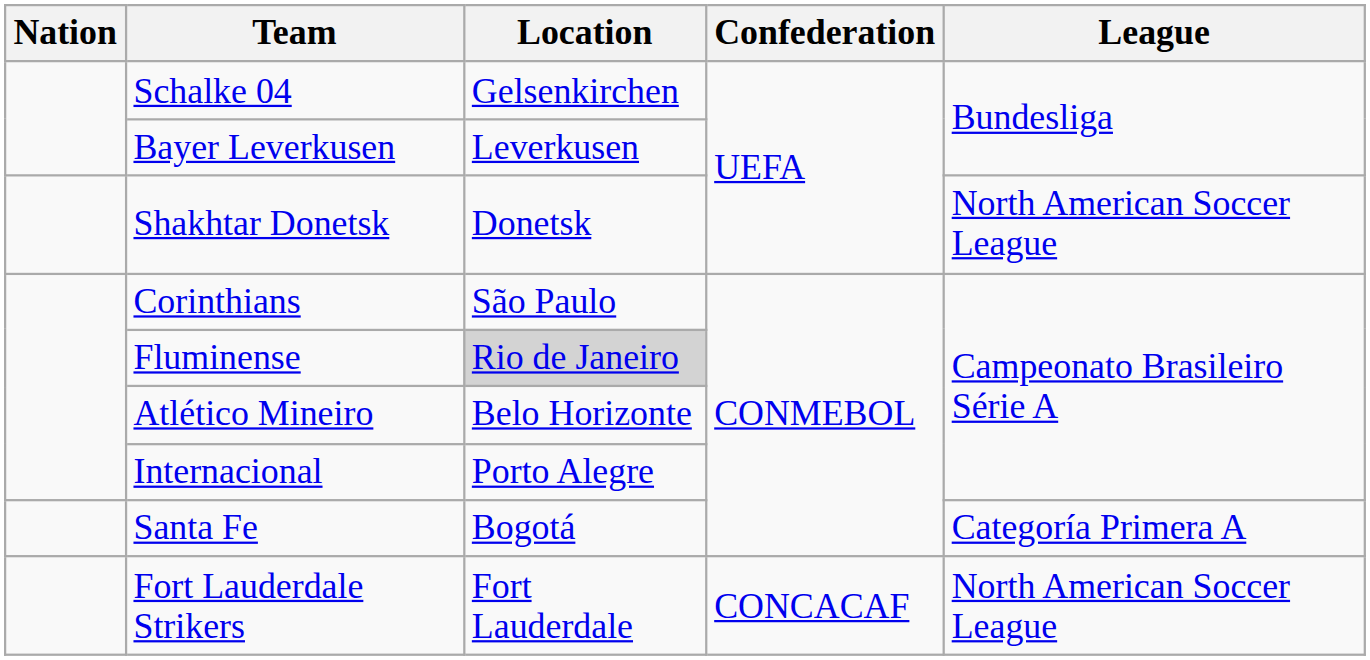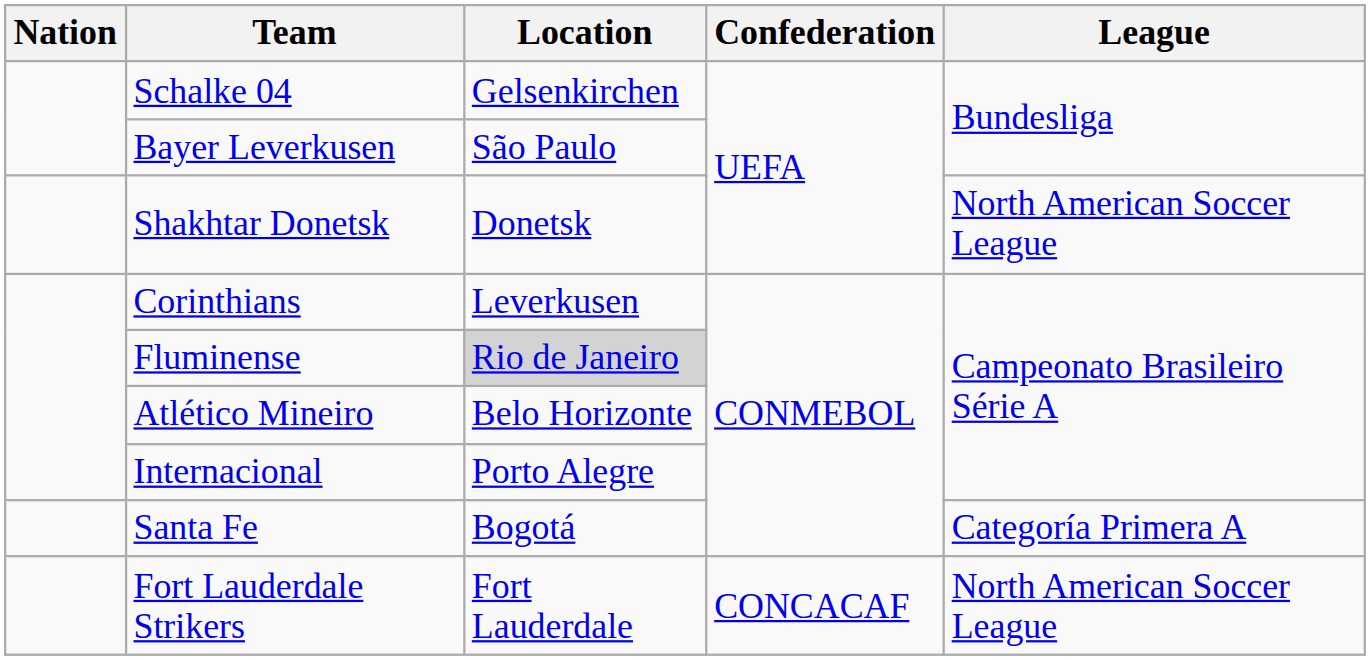(555, 146) Leverkusen -> (544, 146) São Paulo
(544, 300) São Paulo -> (555, 300) Leverkusen
